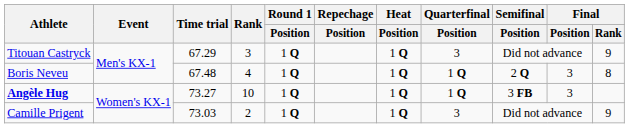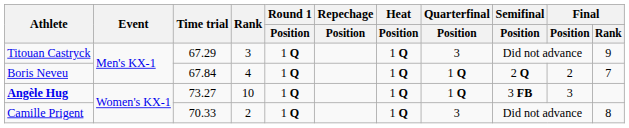(202, 73) 67.48 -> (202, 73) 67.84
(570, 73) 3 -> (570, 73) 2
(608, 73) 8 -> (608, 73) 7
(202, 113) 73.03 -> (202, 113) 70.33
(608, 113) 9 -> (608, 113) 8
